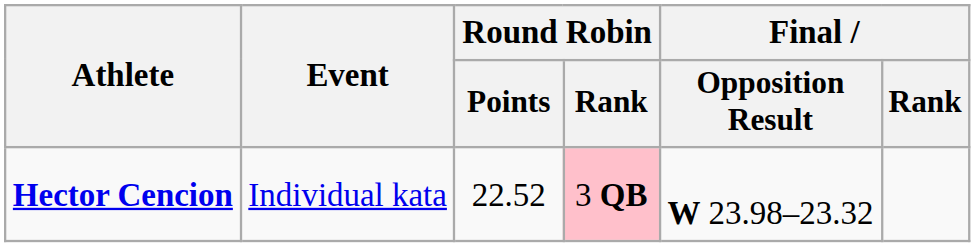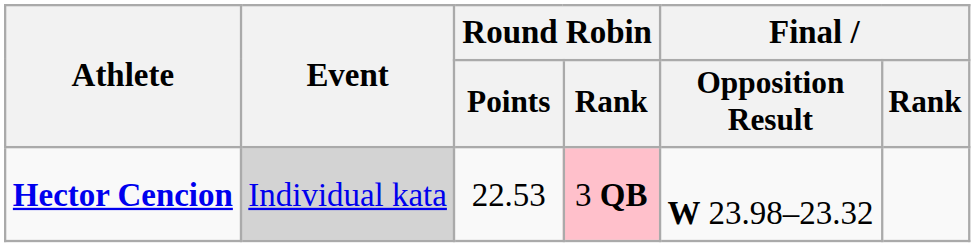(348, 194) no background -> (348, 194) lightgrey background
(509, 194) 22.52 -> (509, 194) 22.53
